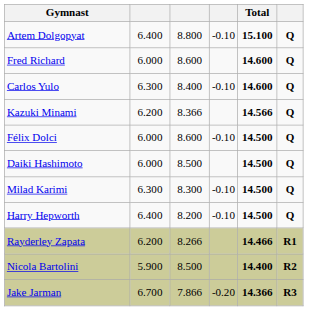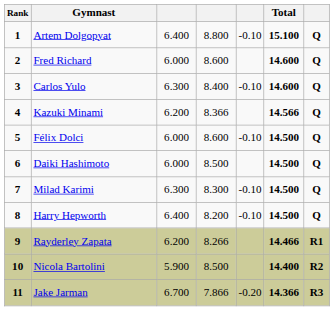+ column: (18, 13)
